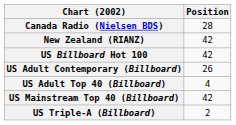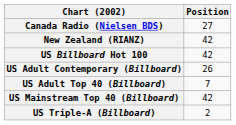(208, 26) 28 -> (208, 26) 27
(208, 84) 4 -> (208, 84) 7
